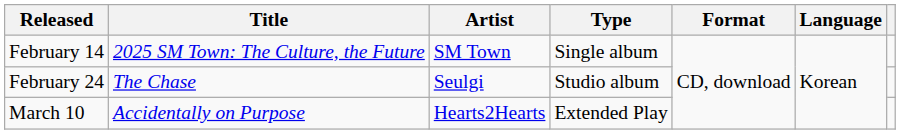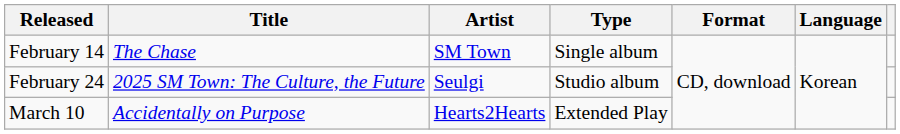(269, 50) 2025 SM Town: The Culture, the Future -> (154, 50) The Chase
(154, 81) The Chase -> (269, 81) 2025 SM Town: The Culture, the Future
